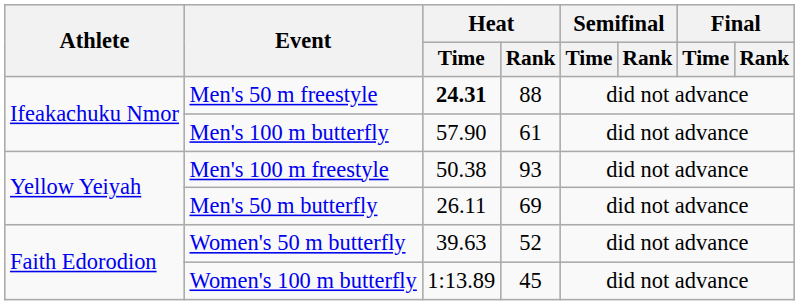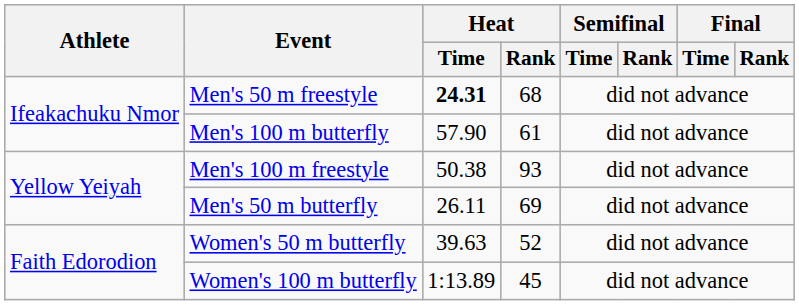(531, 95) 88 -> (531, 95) 68
